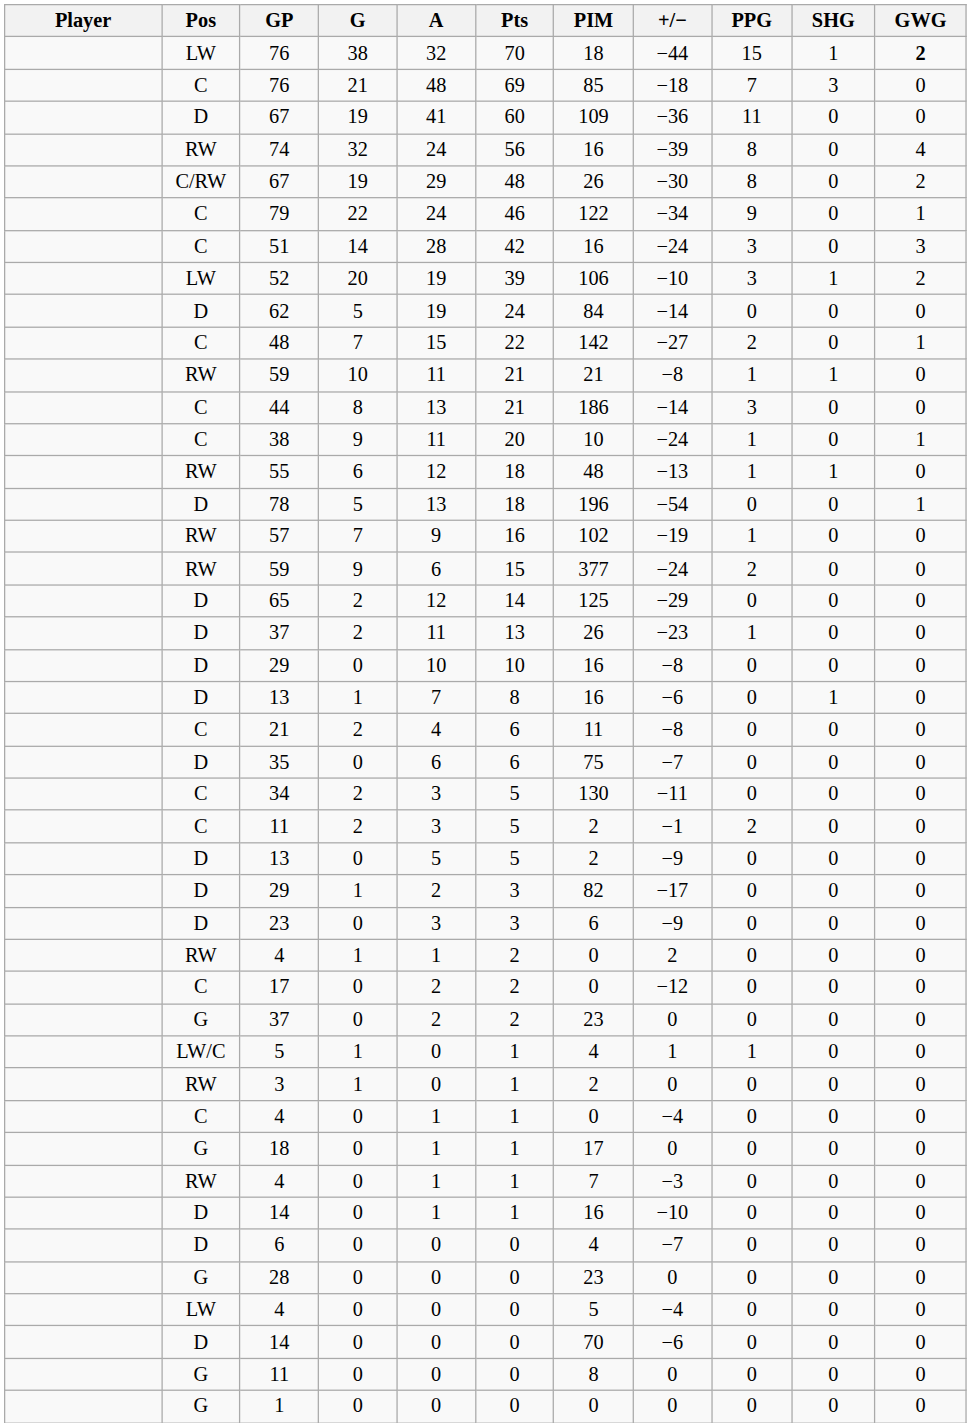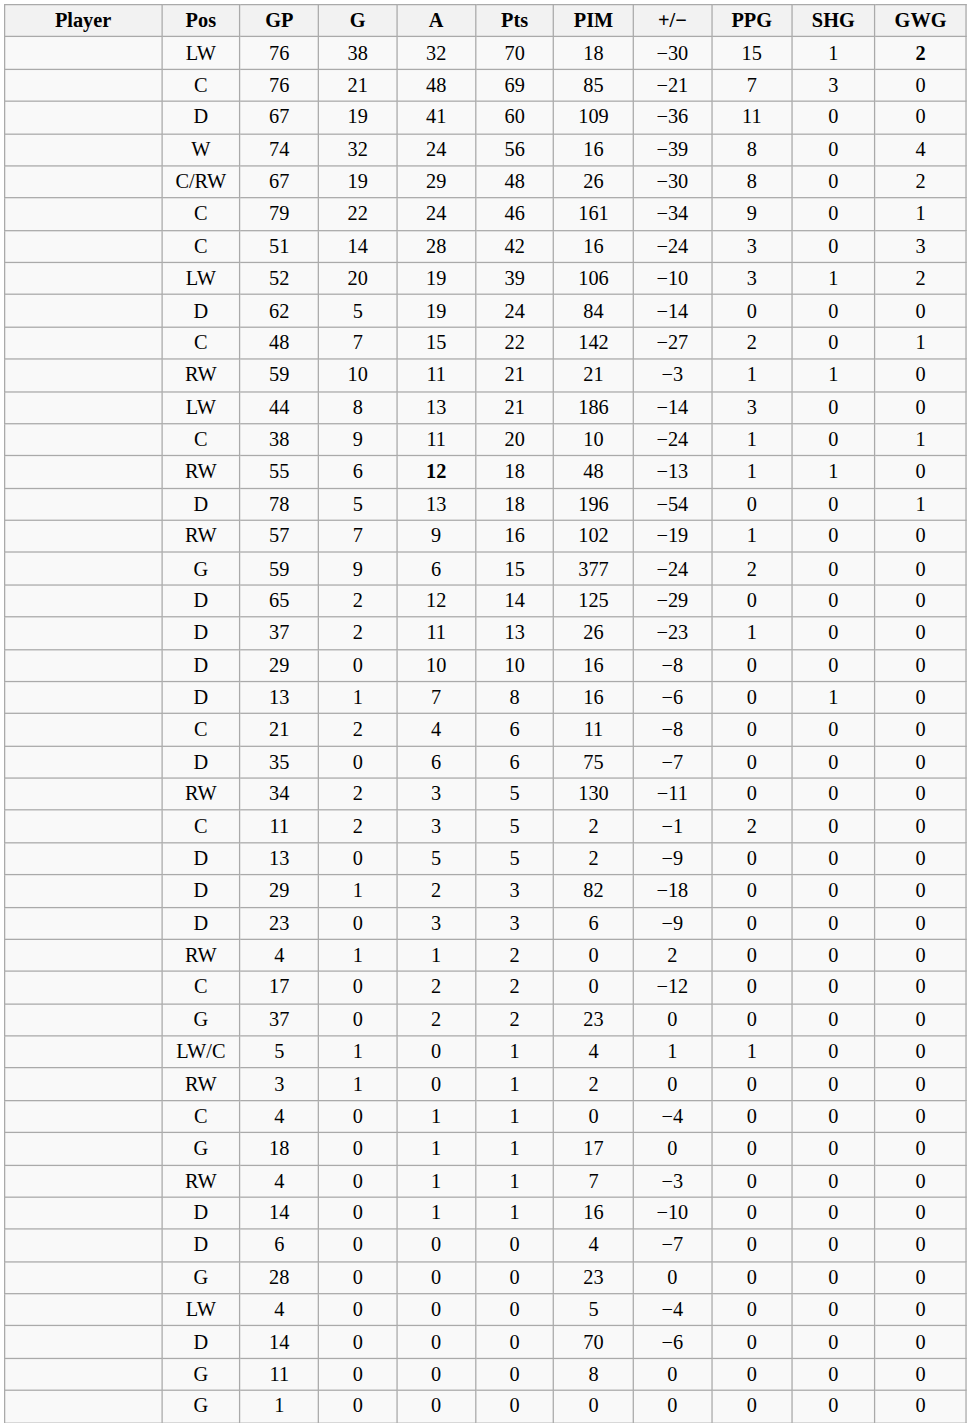(672, 52) −44 -> (672, 52) −30
(672, 85) −18 -> (672, 85) −21
(201, 149) RW -> (201, 149) W
(593, 213) 122 -> (593, 213) 161
(672, 375) −8 -> (672, 375) −3
(201, 407) C -> (201, 407) LW
(436, 471) normal -> (436, 471) bold
(201, 568) RW -> (201, 568) G
(201, 794) C -> (201, 794) RW
(672, 890) −17 -> (672, 890) −18
